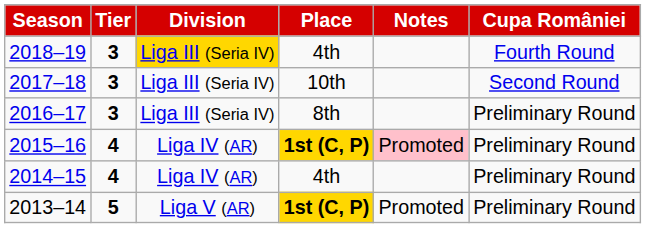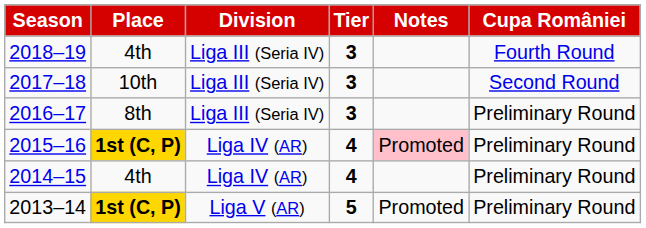columns swapped: (113, 21) <-> (326, 21)
(207, 52) gold background -> (257, 52) no background
